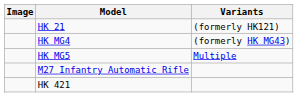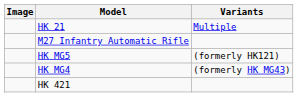(236, 26) (formerly HK121) -> (215, 26) Multiple
rows swapped: (54, 41) <-> (113, 70)
(215, 56) Multiple -> (236, 56) (formerly HK121)
